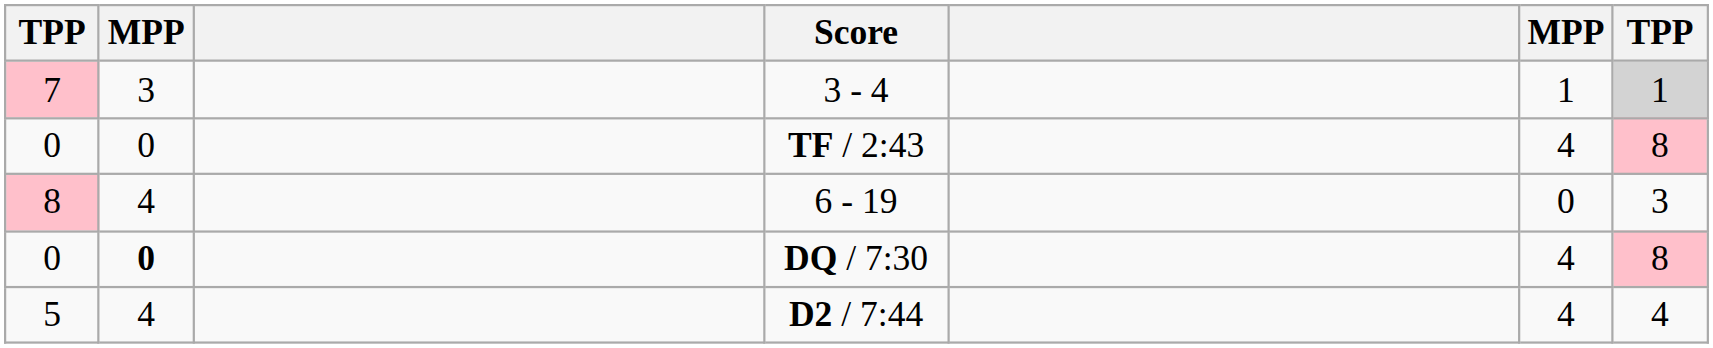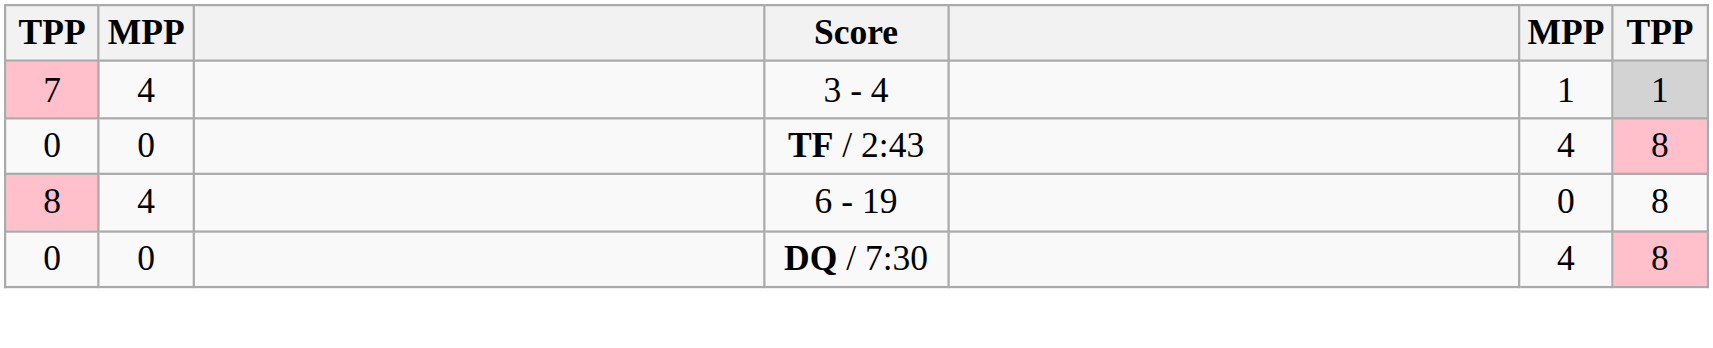(146, 88) 3 -> (146, 88) 4
(1660, 201) 3 -> (1660, 201) 8
(146, 257) bold -> (146, 257) normal
- row: (856, 314)
